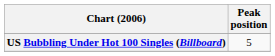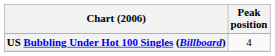(249, 42) 5 -> (249, 42) 4
